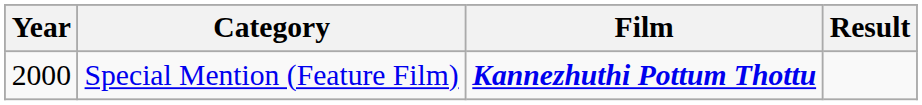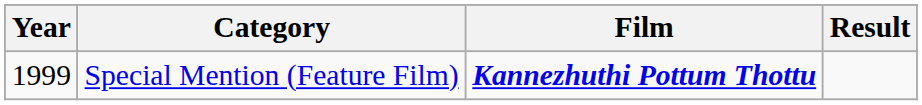(41, 74) 2000 -> (41, 74) 1999
